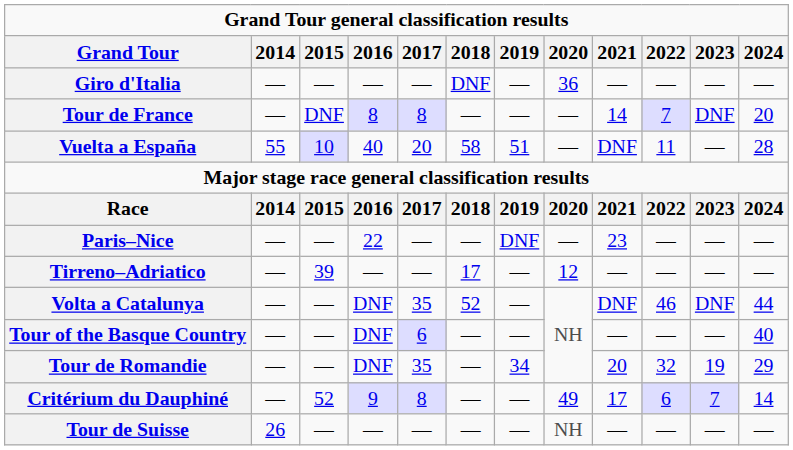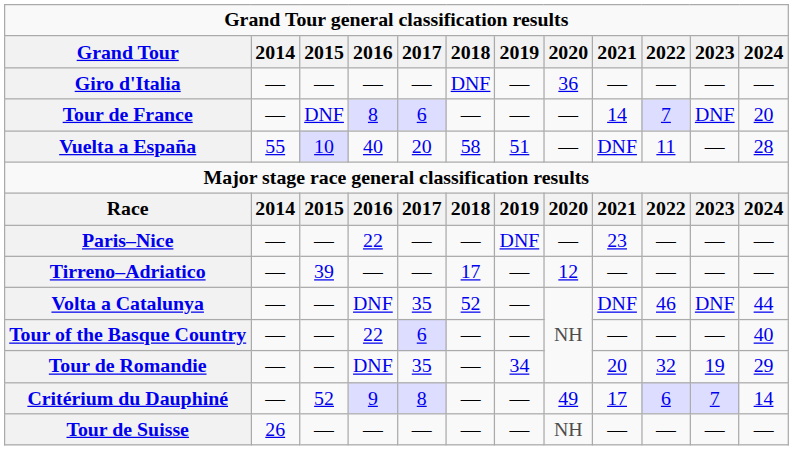(422, 114) 8 -> (422, 114) 6
(373, 334) DNF -> (373, 334) 22
